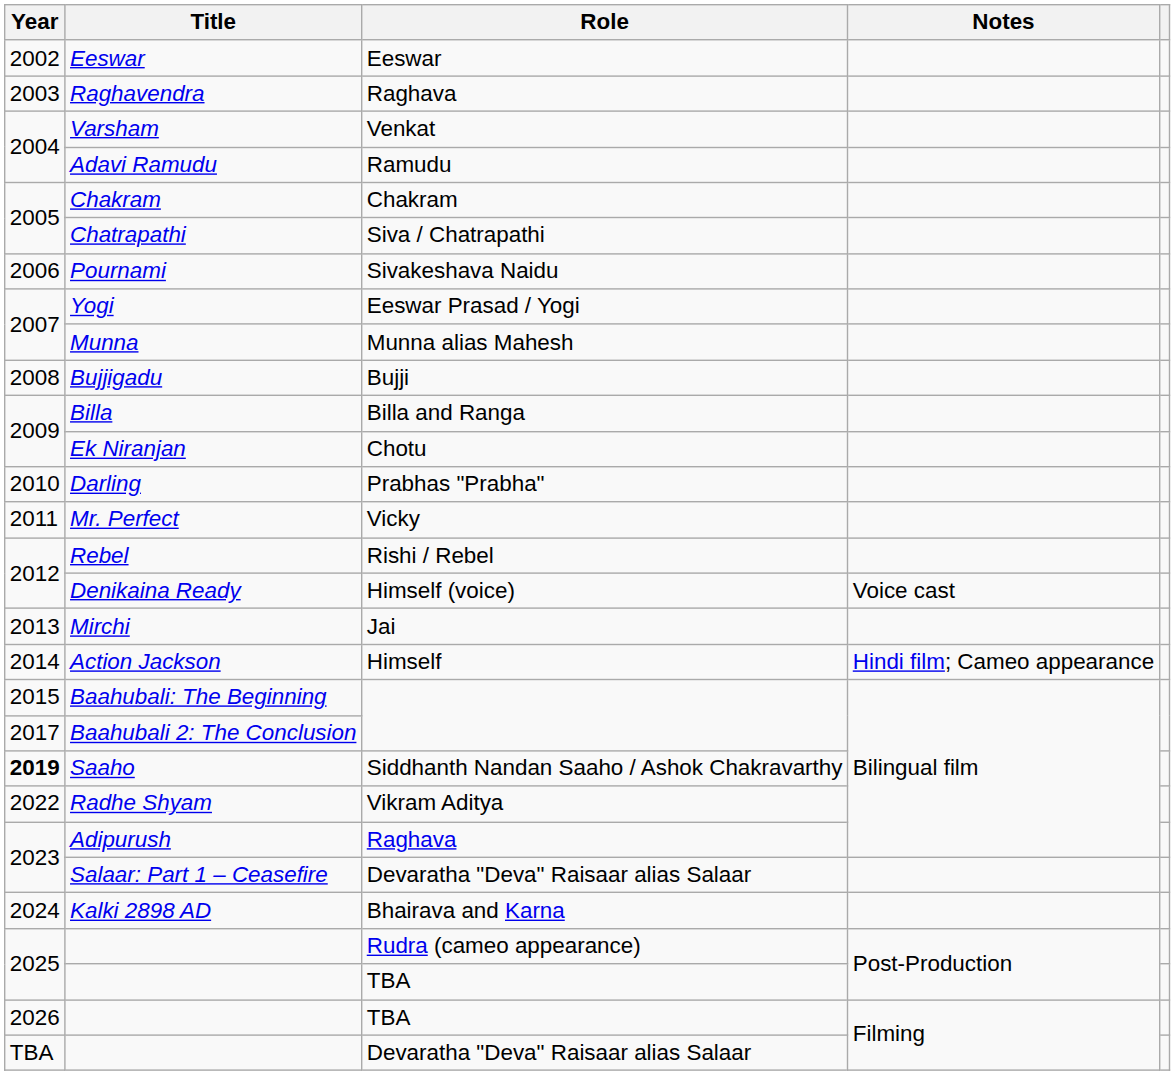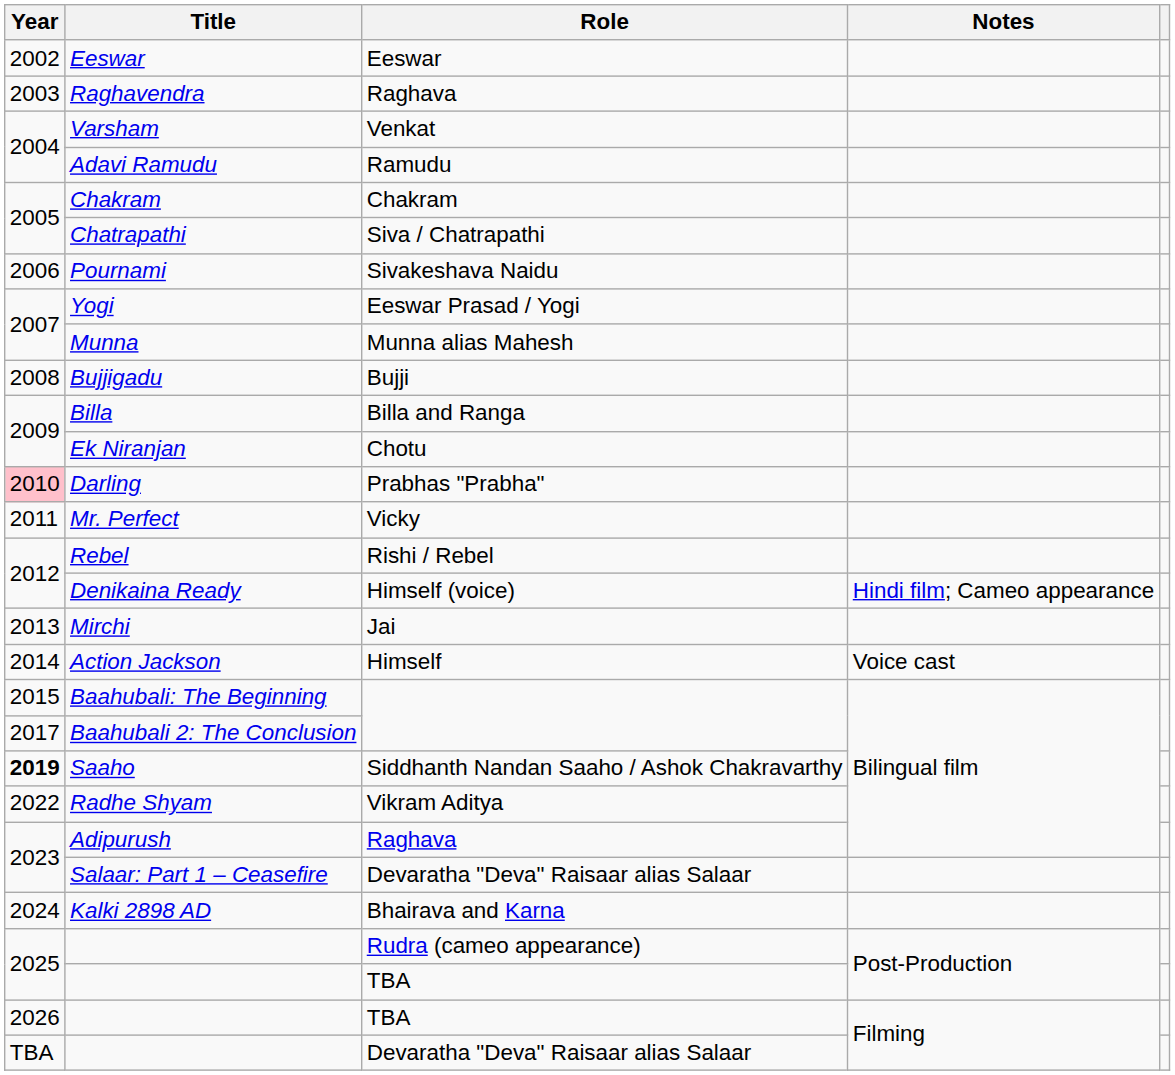(35, 484) no background -> (35, 484) pink background
(904, 590) Voice cast -> (1003, 590) Hindi film; Cameo appearance
(1003, 661) Hindi film; Cameo appearance -> (904, 661) Voice cast
